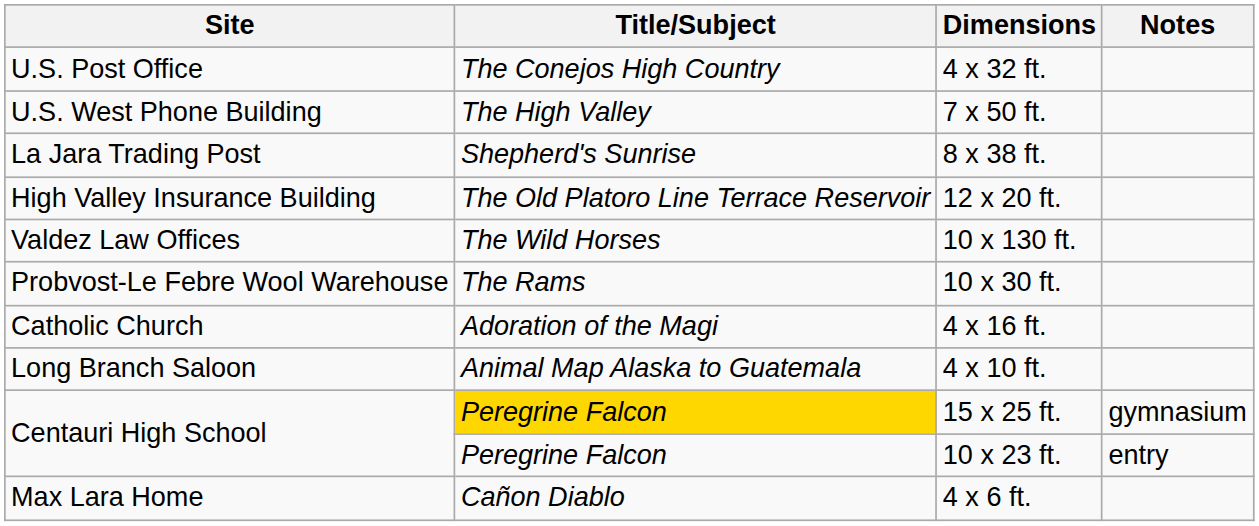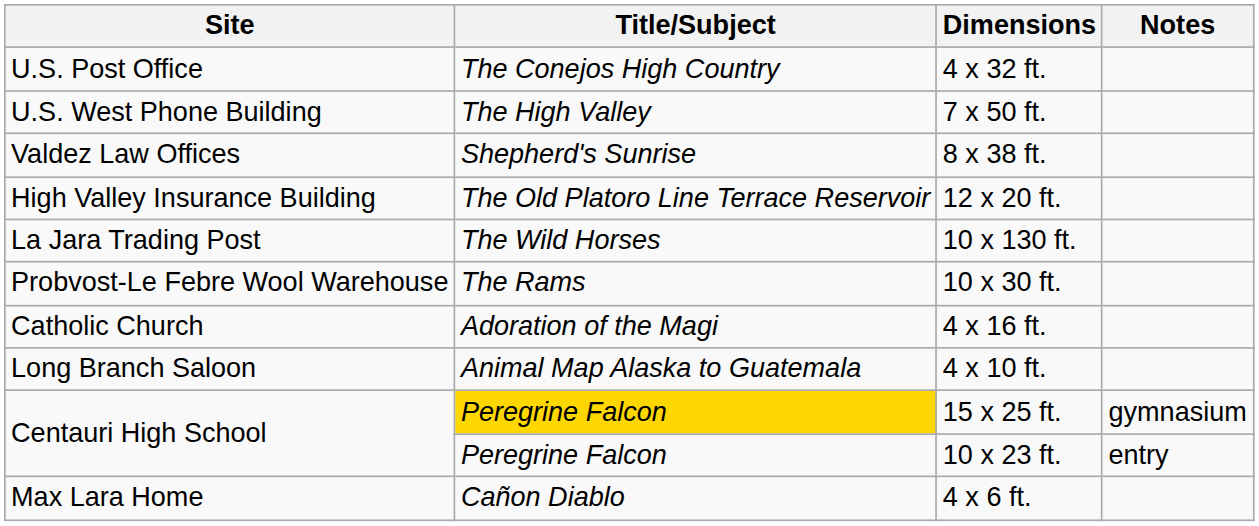(136, 154) La Jara Trading Post -> (126, 154) Valdez Law Offices
(126, 240) Valdez Law Offices -> (136, 240) La Jara Trading Post
